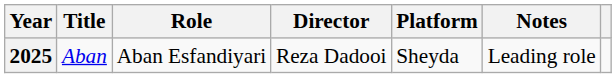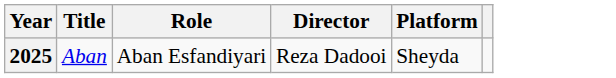- column: (542, 21)
